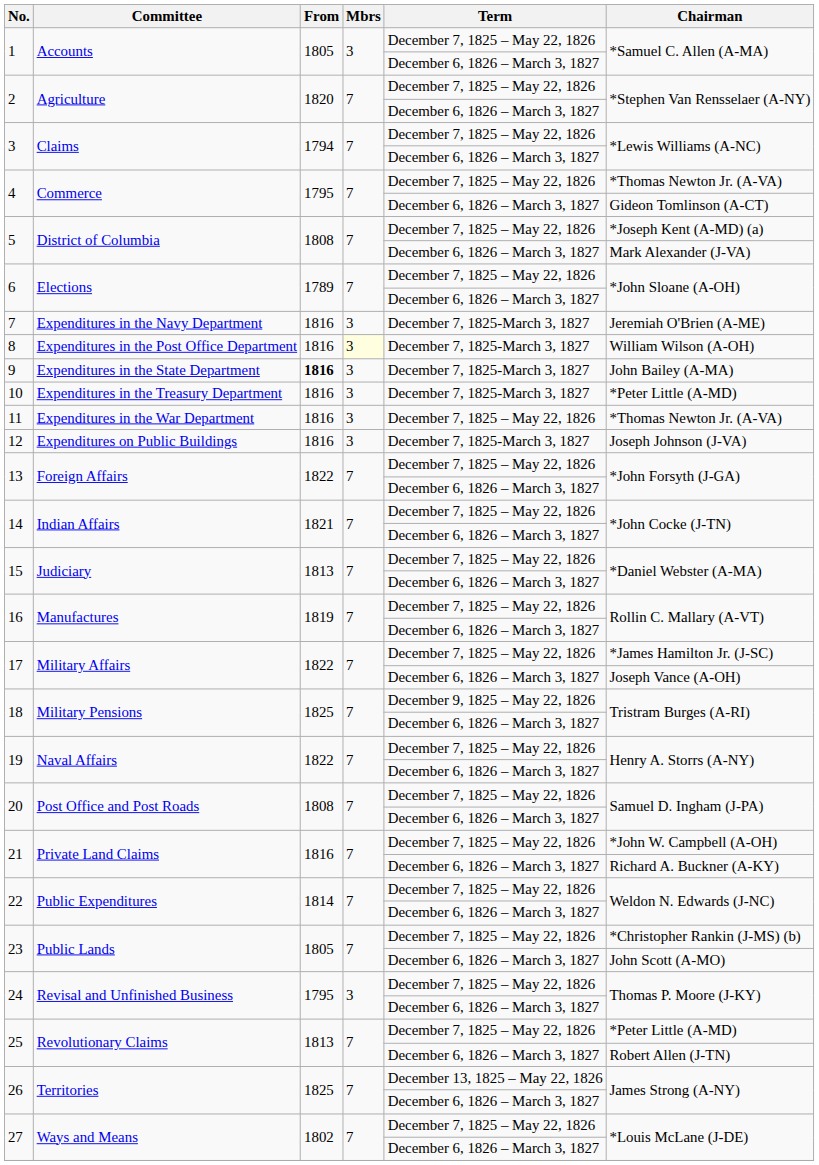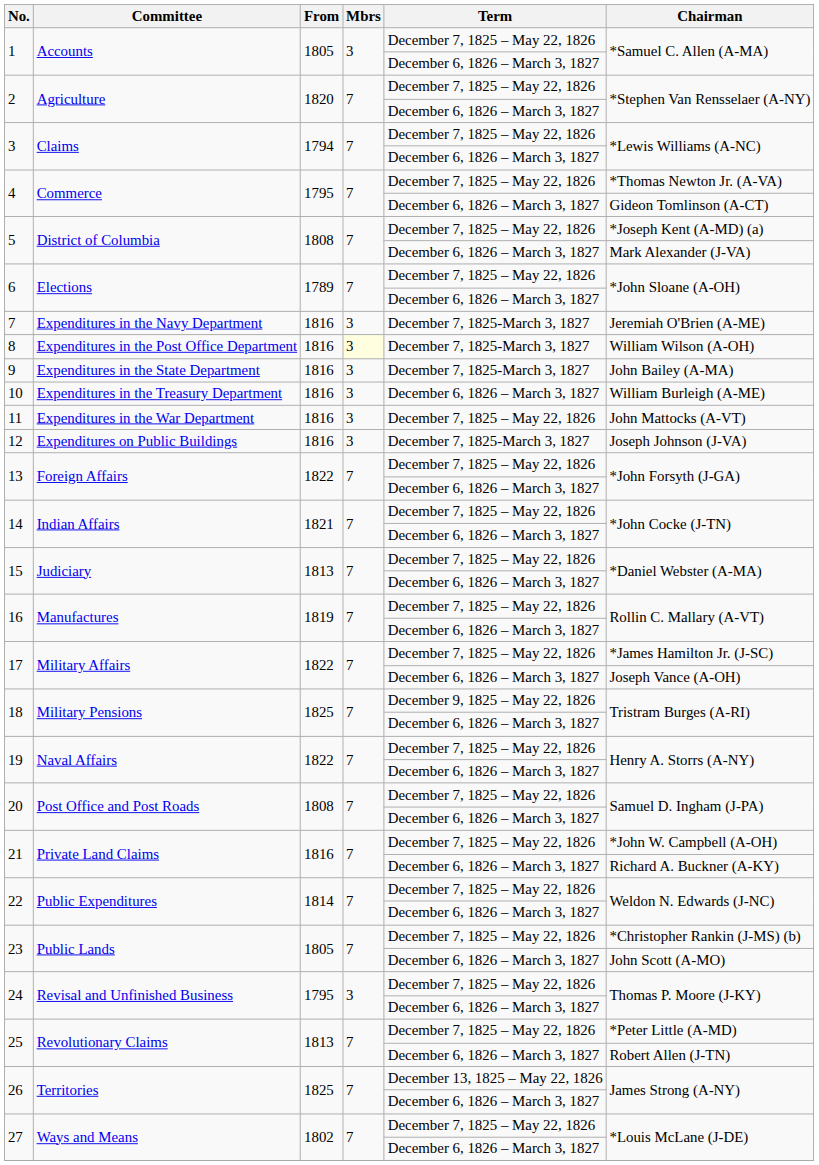(319, 370) bold -> (319, 370) normal
(489, 393) December 7, 1825-March 3, 1827 -> (493, 393) December 6, 1826 – March 3, 1827
(673, 393) *Peter Little (A-MD) -> (687, 393) William Burleigh (A-ME)
(696, 417) *Thomas Newton Jr. (A-VA) -> (678, 417) John Mattocks (A-VT)
